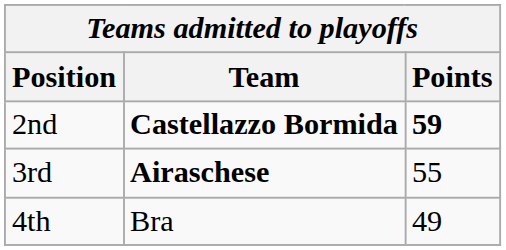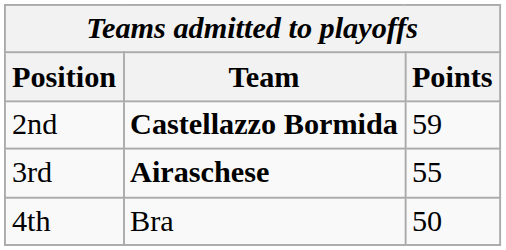(427, 124) bold -> (427, 124) normal
(427, 220) 49 -> (427, 220) 50
